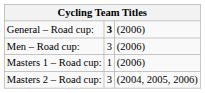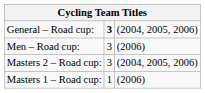(131, 29) (2006) -> (157, 29) (2004, 2005, 2006)
rows swapped: (54, 63) <-> (54, 79)
